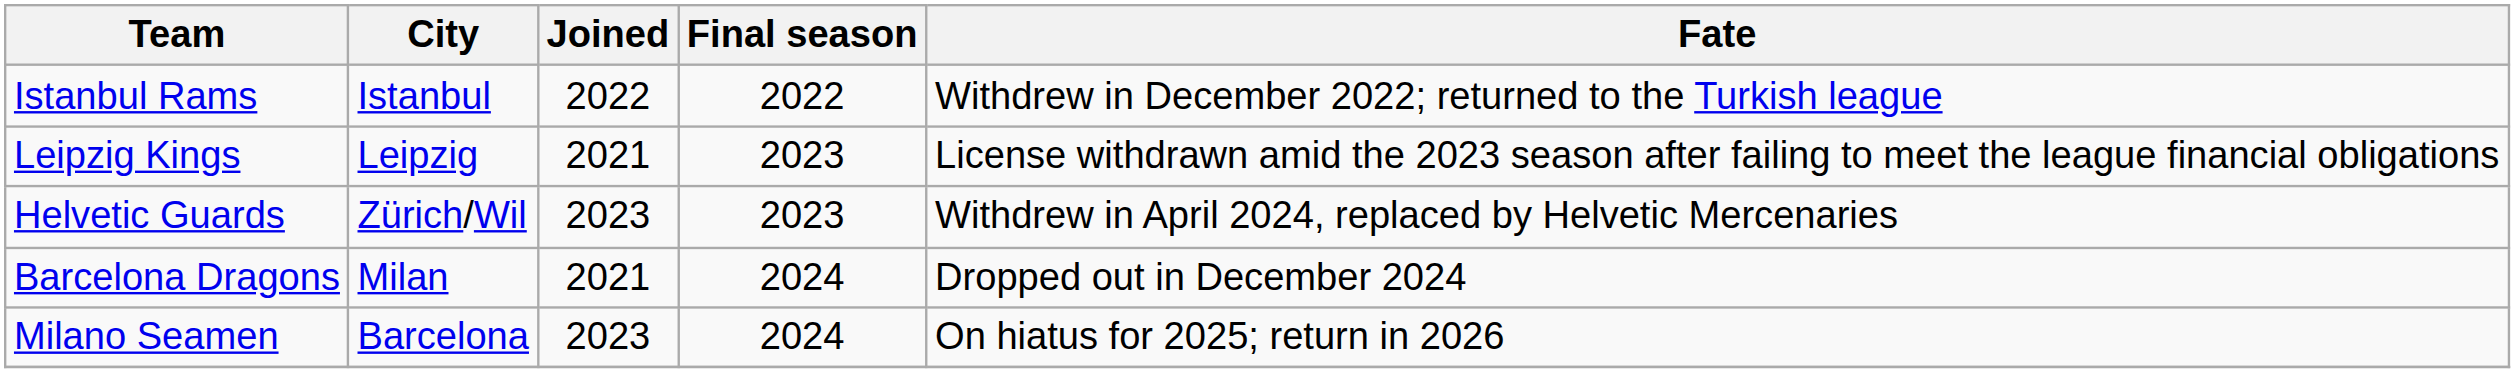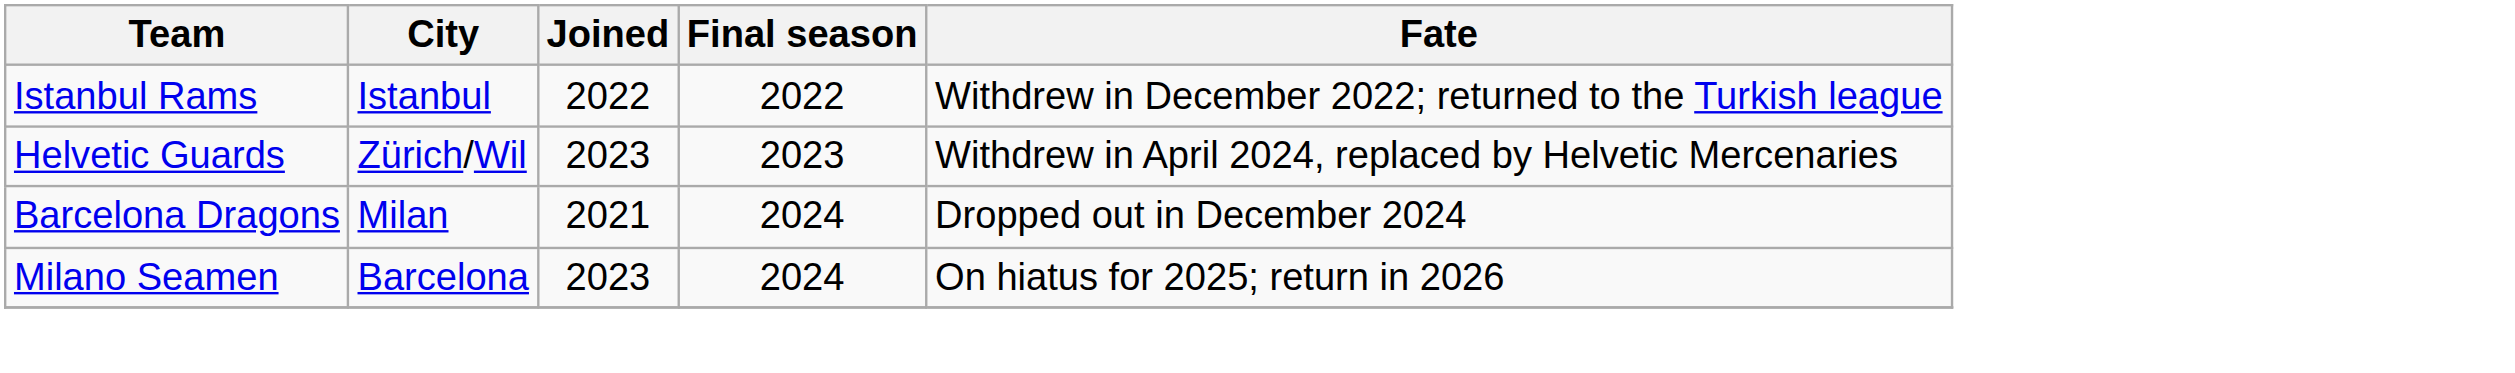- row: (127, 155)
